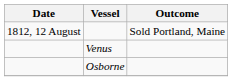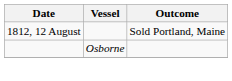- row: (44, 49)
